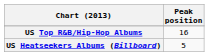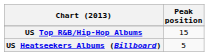(184, 32) 16 -> (184, 32) 15
